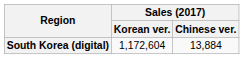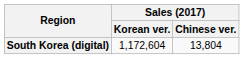(206, 45) 13,884 -> (206, 45) 13,804
